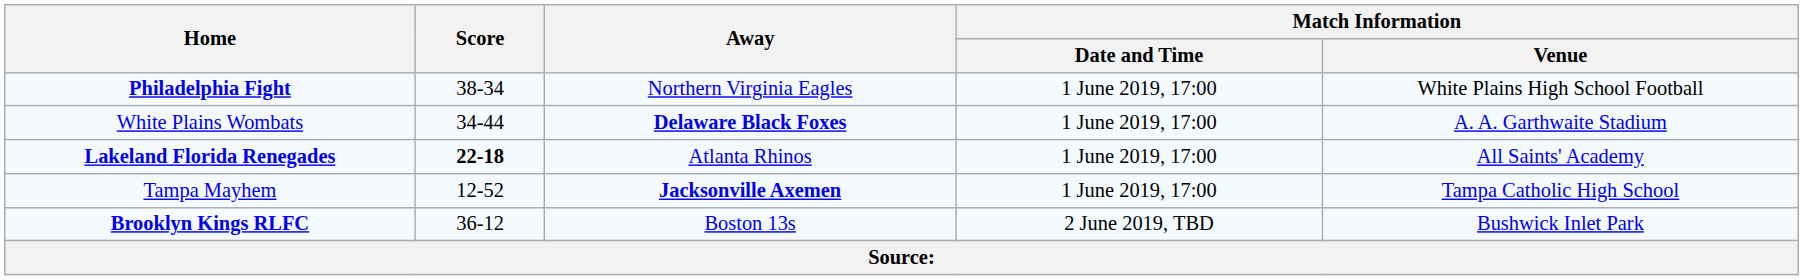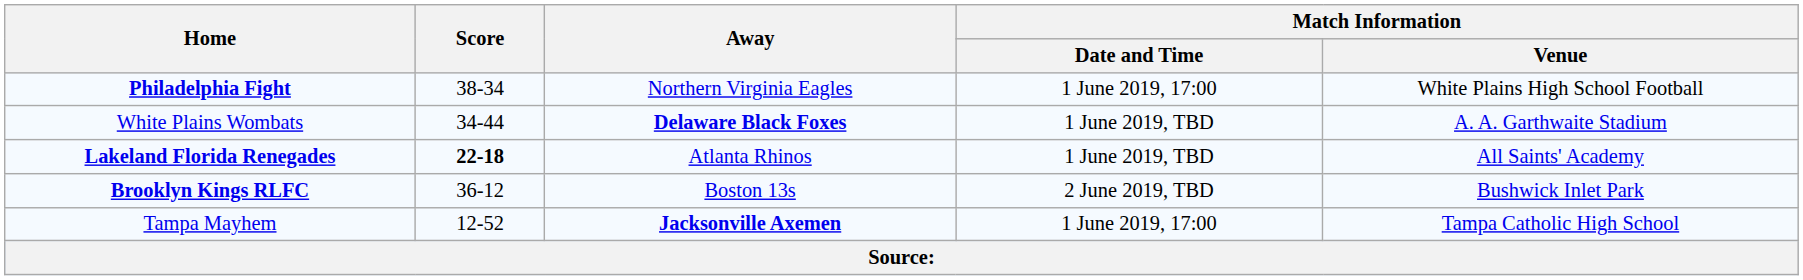(1139, 122) 1 June 2019, 17:00 -> (1139, 122) 1 June 2019, TBD
(1139, 156) 1 June 2019, 17:00 -> (1139, 156) 1 June 2019, TBD
rows swapped: (210, 190) <-> (210, 224)
